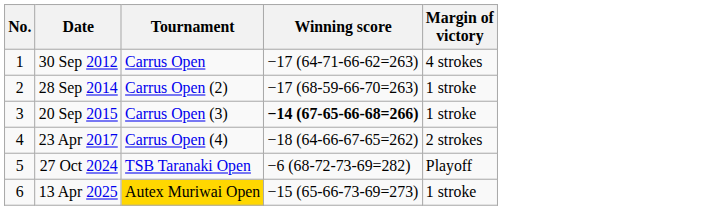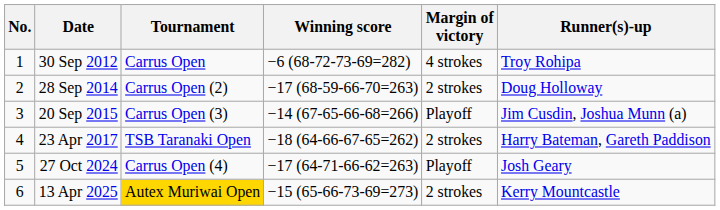+ column: (606, 27)
(343, 62) −17 (64-71-66-62=263) -> (339, 62) −6 (68-72-73-69=282)
(451, 88) 1 stroke -> (454, 88) 2 strokes
(343, 114) bold -> (343, 114) normal
(451, 114) 1 stroke -> (449, 114) Playoff
(176, 140) Carrus Open (4) -> (188, 140) TSB Taranaki Open
(188, 166) TSB Taranaki Open -> (176, 166) Carrus Open (4)
(339, 166) −6 (68-72-73-69=282) -> (343, 166) −17 (64-71-66-62=263)
(451, 192) 1 stroke -> (454, 192) 2 strokes
